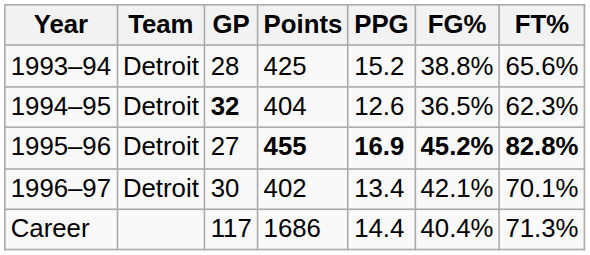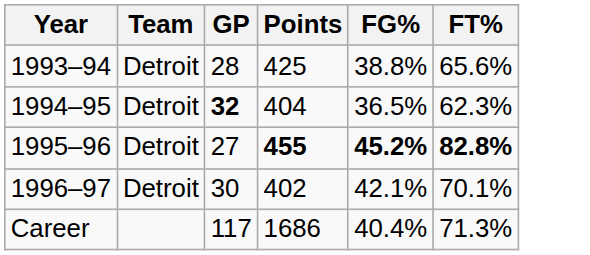- column: (381, 24)
